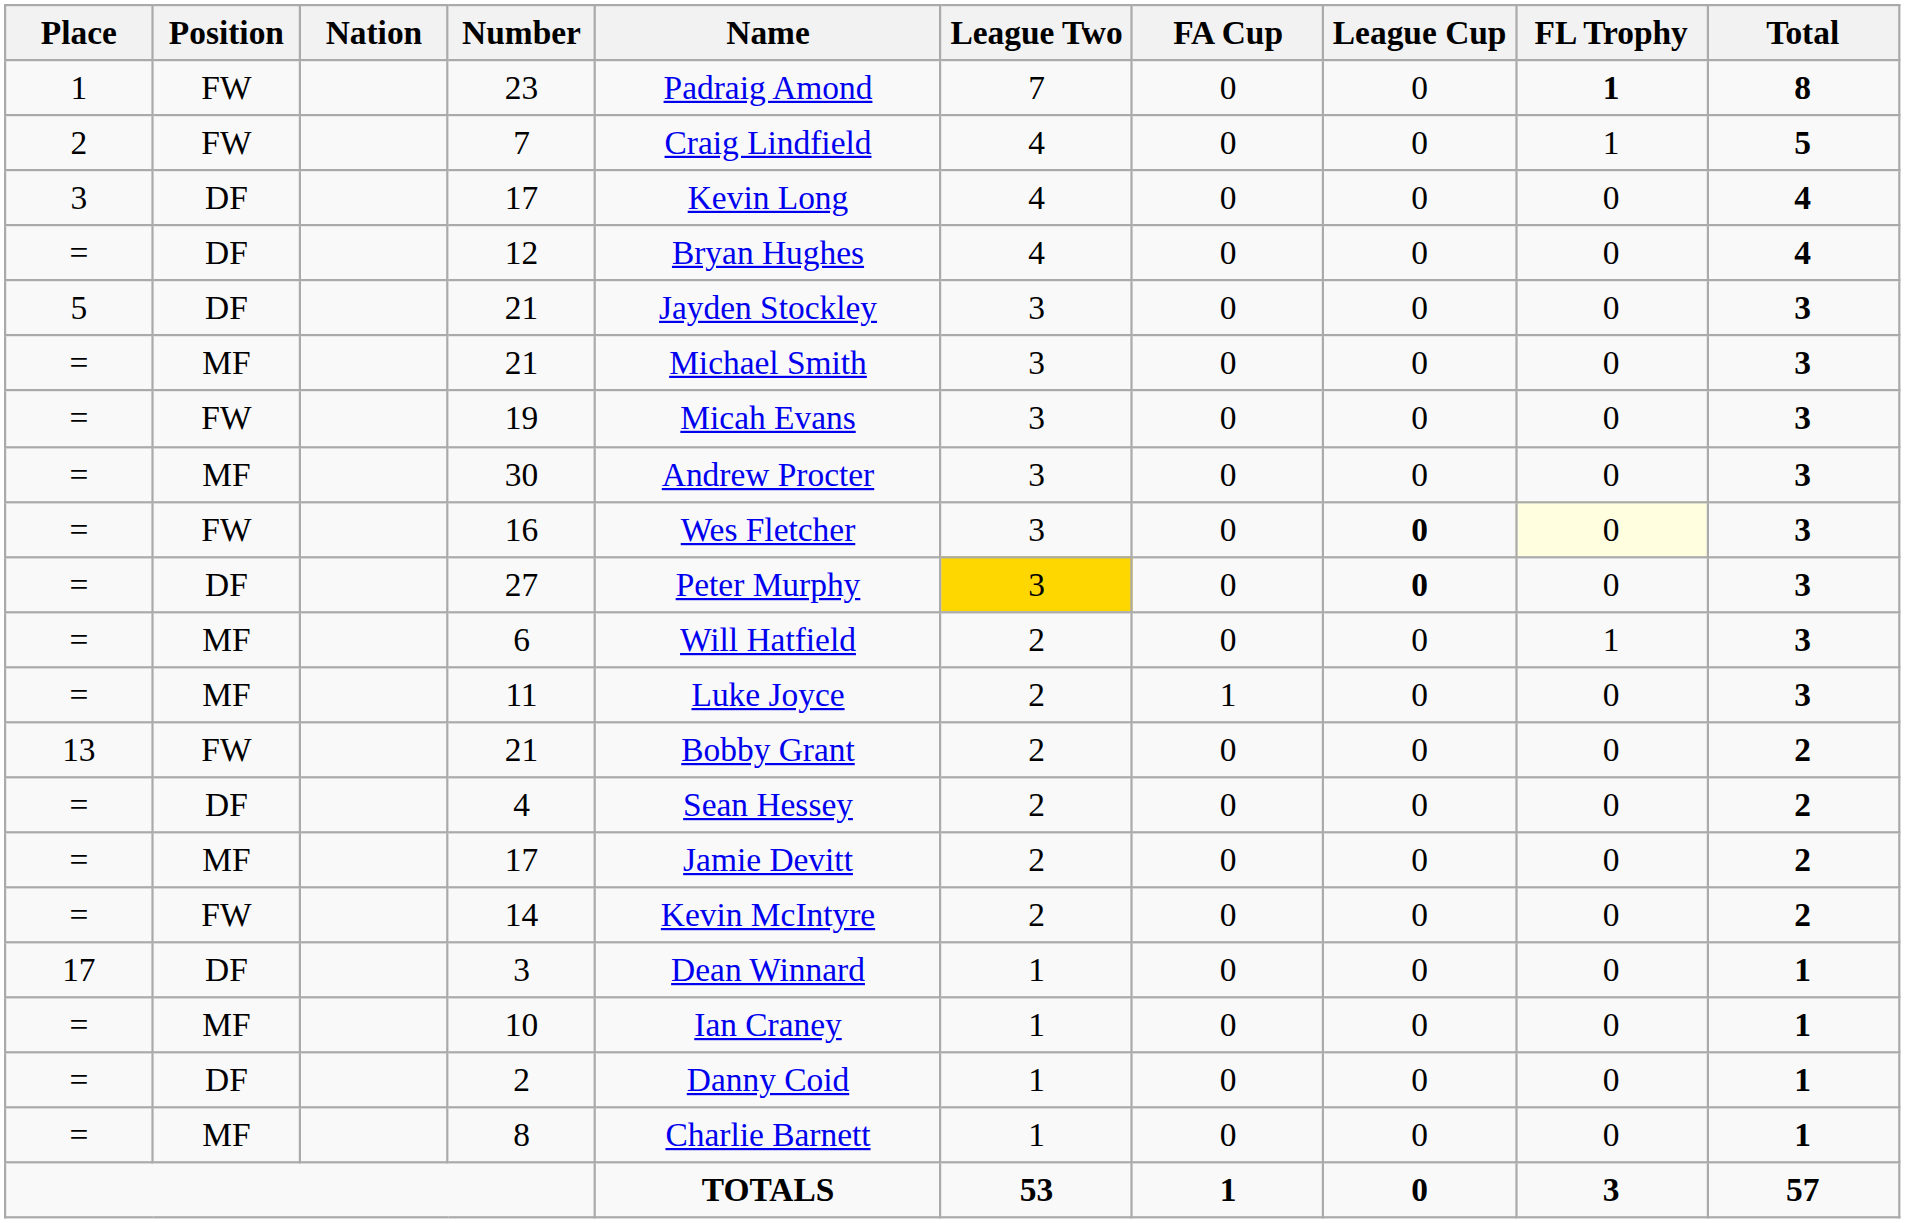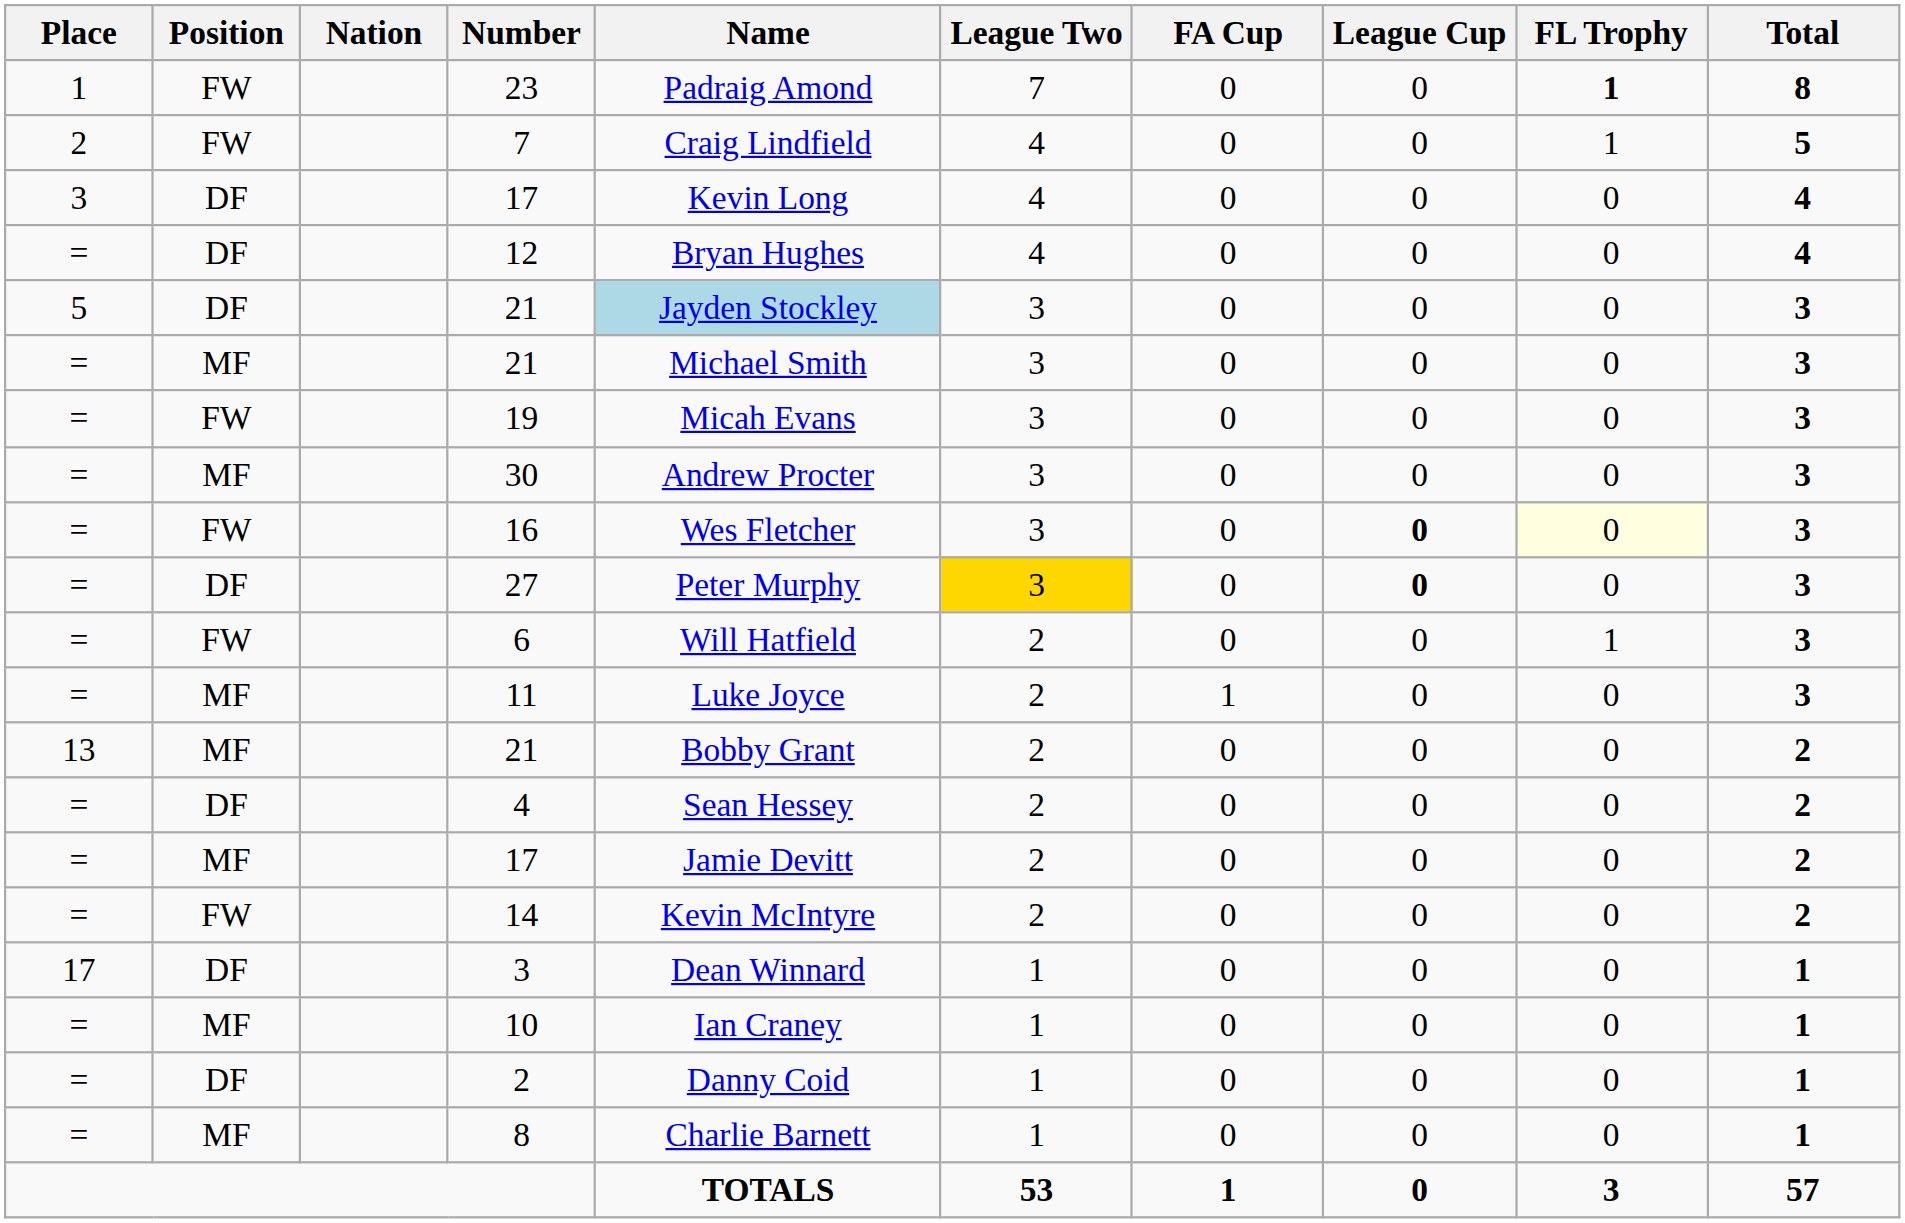(768, 307) no background -> (768, 307) lightblue background
(226, 638) MF -> (226, 638) FW
(226, 749) FW -> (226, 749) MF
